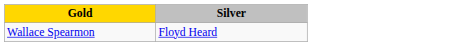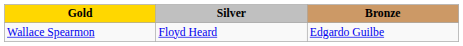+ column: (383, 13)
